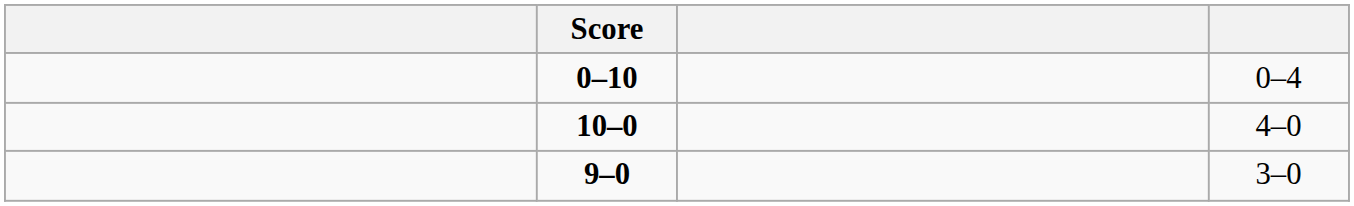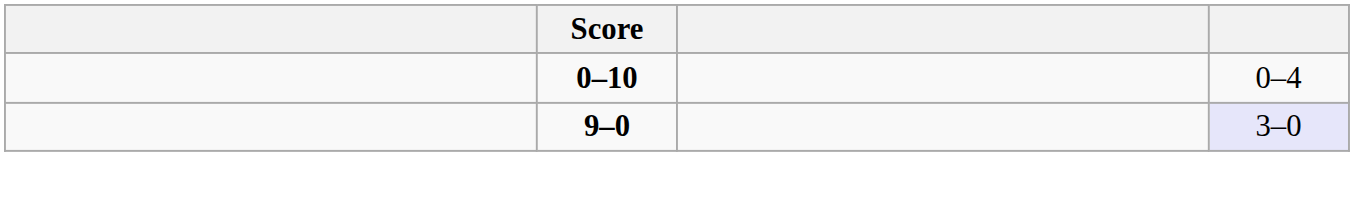- row: (607, 126)
(1279, 175) no background -> (1279, 126) lavender background
